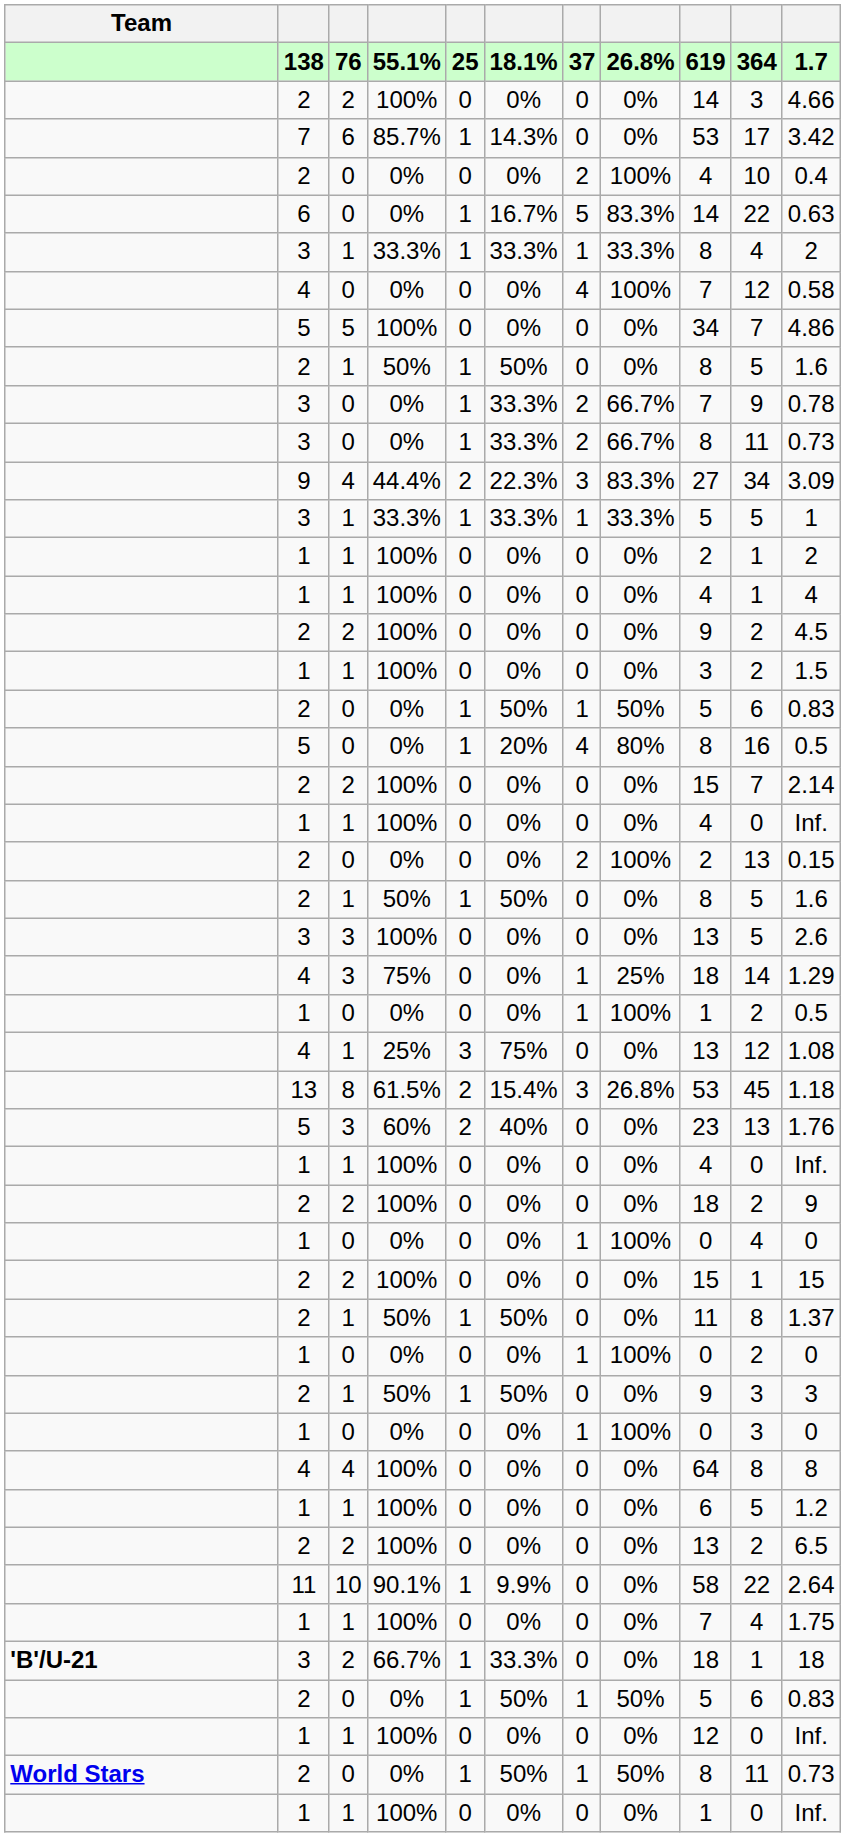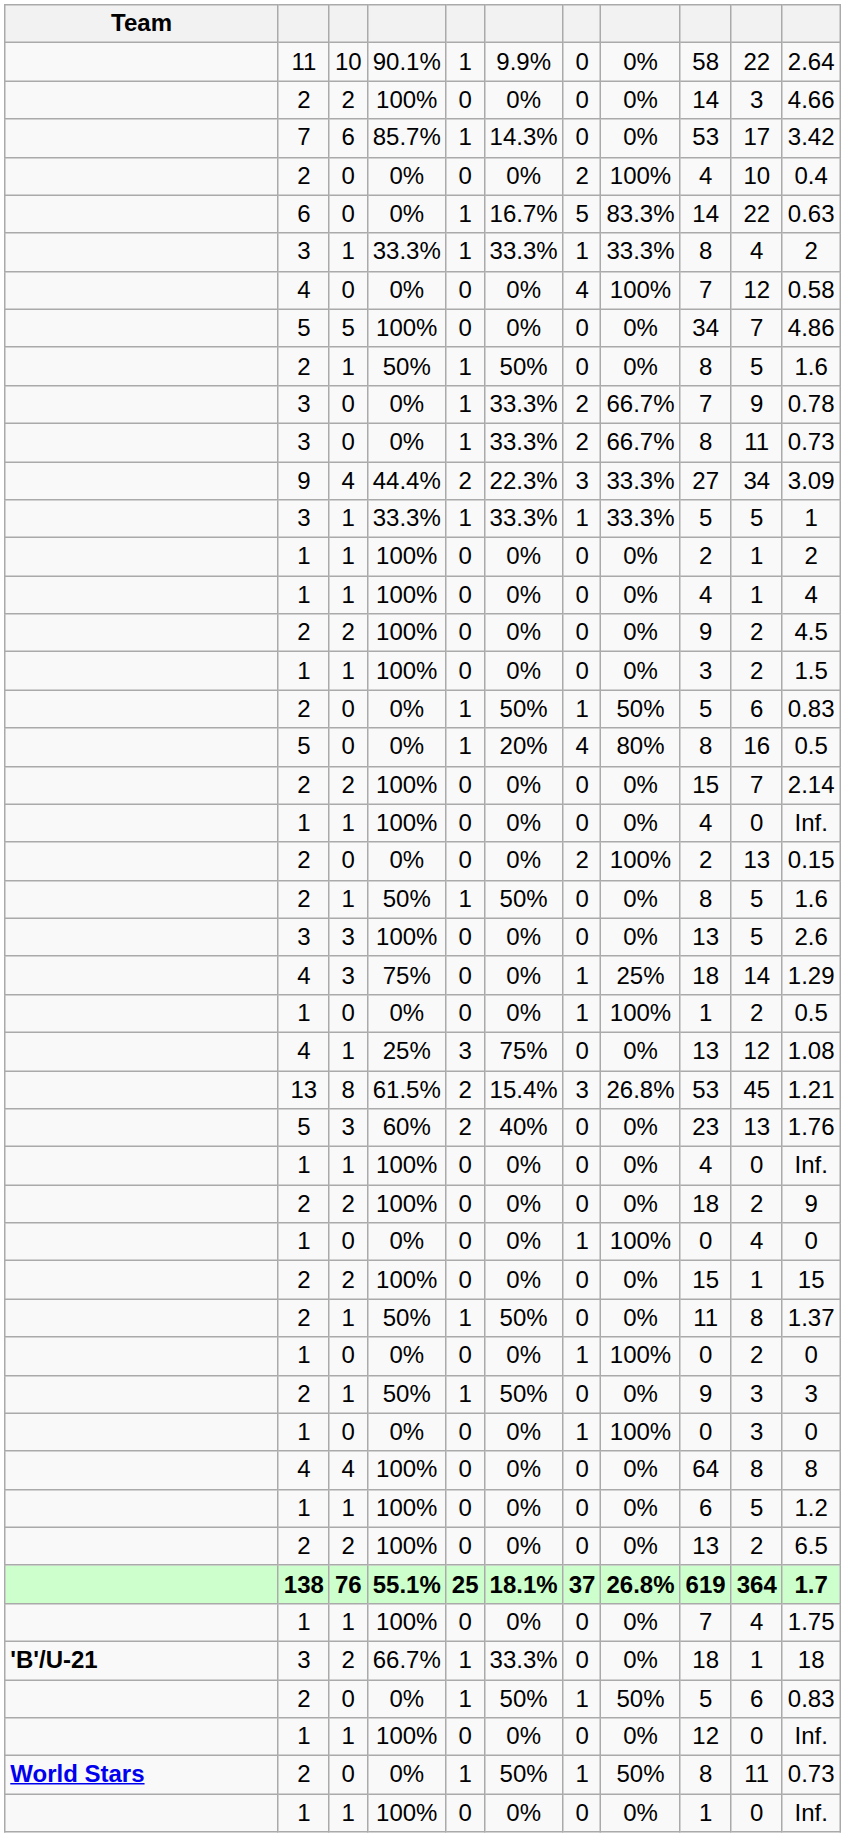rows swapped: (304, 61) <-> (304, 1584)
(641, 480) 83.3% -> (641, 480) 33.3%
(811, 1089) 1.18 -> (811, 1089) 1.21
